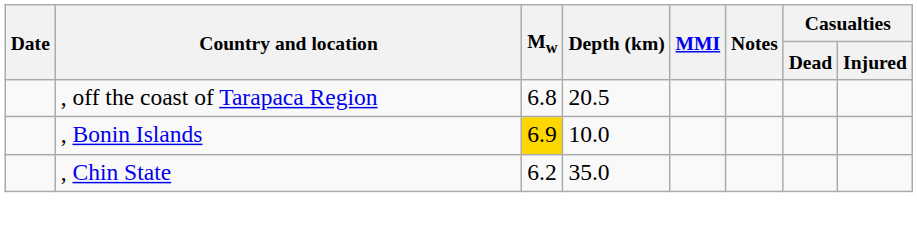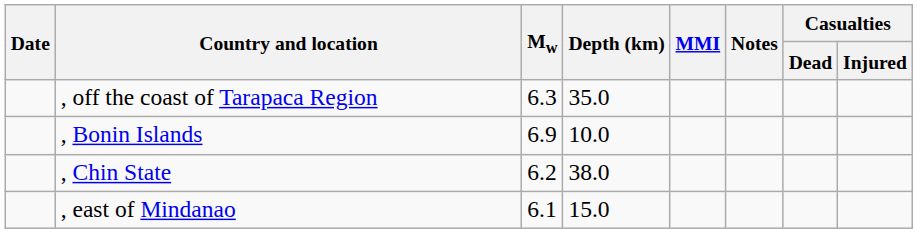(542, 97) 6.8 -> (542, 97) 6.3
(589, 97) 20.5 -> (589, 97) 35.0
(542, 135) gold background -> (542, 135) no background
(589, 172) 35.0 -> (589, 172) 38.0
+ row: (148, 209)
